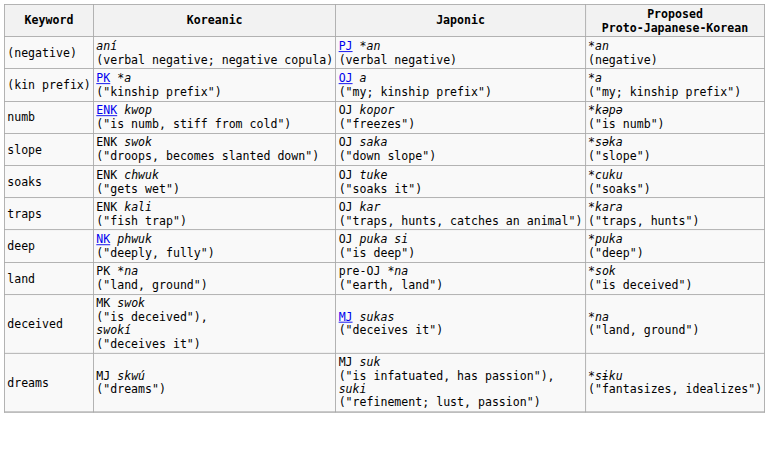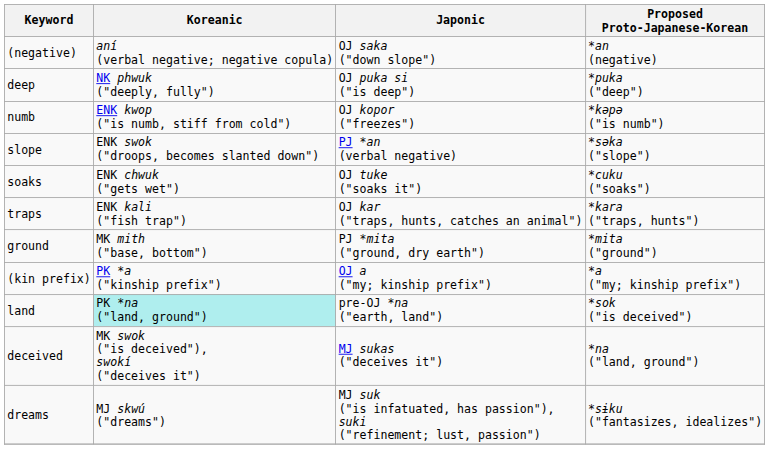(398, 53) PJ *an (verbal negative) -> (387, 53) OJ saka ("down slope")
rows swapped: (21, 246) <-> (49, 85)
(387, 149) OJ saka ("down slope") -> (398, 149) PJ *an (verbal negative)
+ row: (28, 246)
(152, 278) no background -> (152, 310) paleturquoise background
